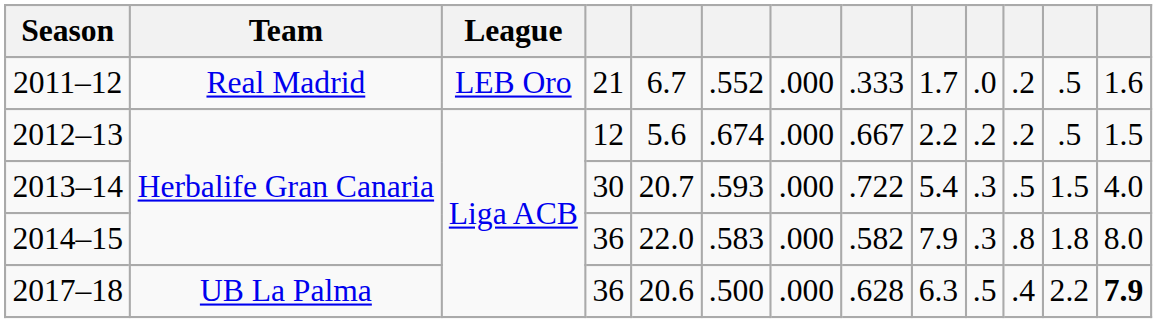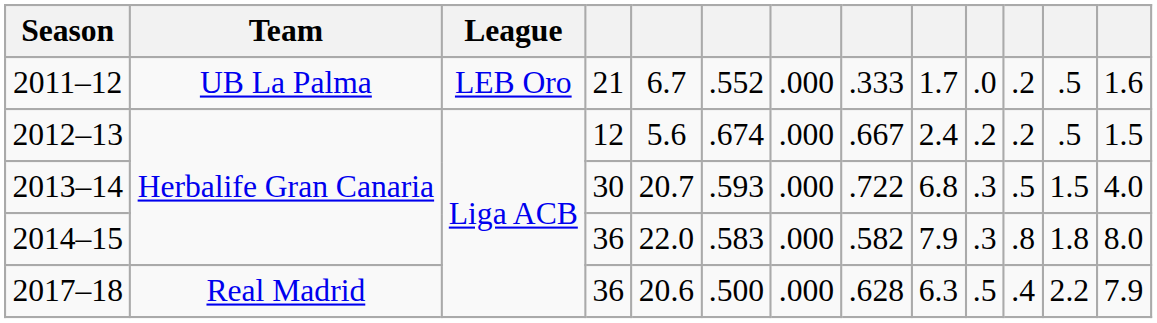(286, 82) Real Madrid -> (286, 82) UB La Palma
(938, 135) 2.2 -> (938, 135) 2.4
(938, 187) 5.4 -> (938, 187) 6.8
(286, 291) UB La Palma -> (286, 291) Real Madrid
(1124, 291) bold -> (1124, 291) normal
